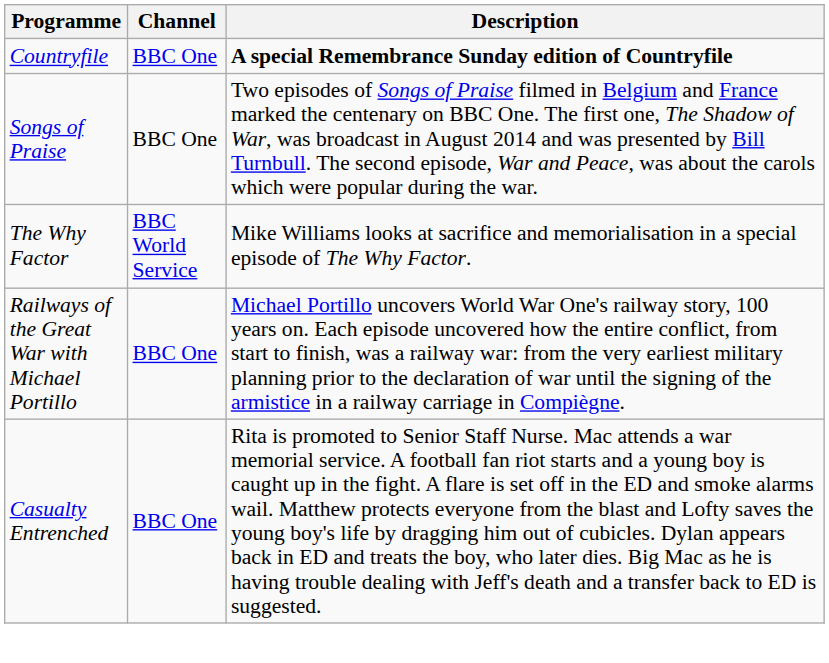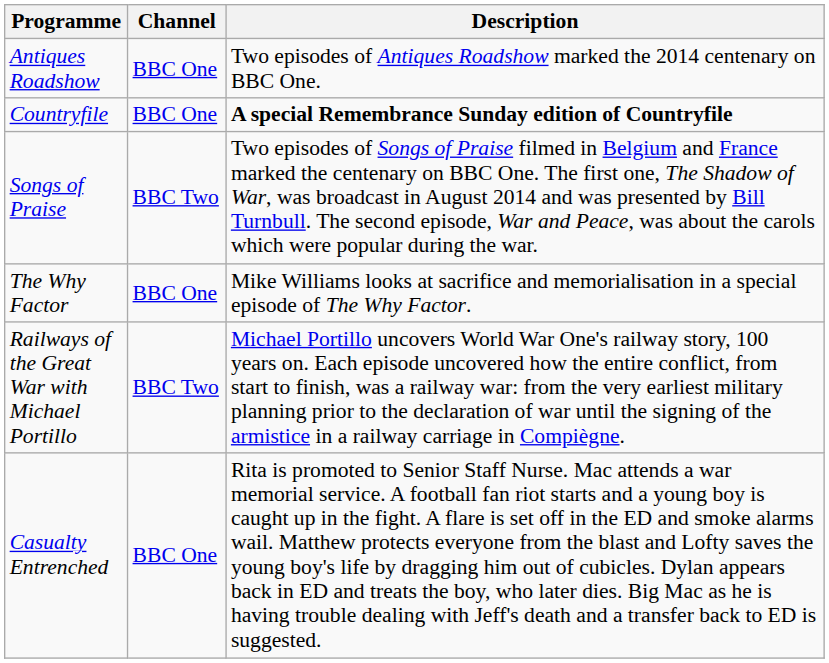+ row: (55, 68)
(175, 138) BBC One -> (176, 197) BBC Two
(165, 245) BBC World Service -> (175, 292) BBC One
(175, 353) BBC One -> (176, 387) BBC Two
